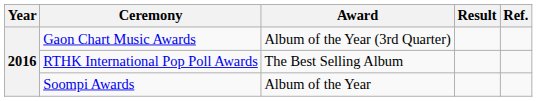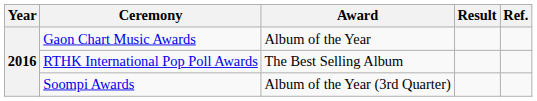(358, 38) Album of the Year (3rd Quarter) -> (318, 38) Album of the Year
(318, 84) Album of the Year -> (358, 84) Album of the Year (3rd Quarter)
